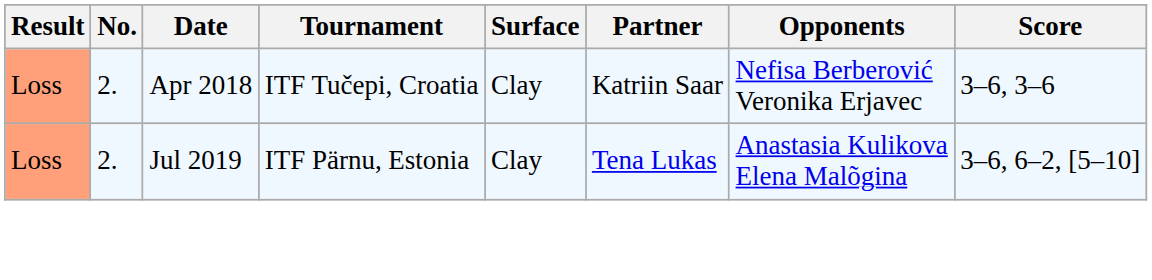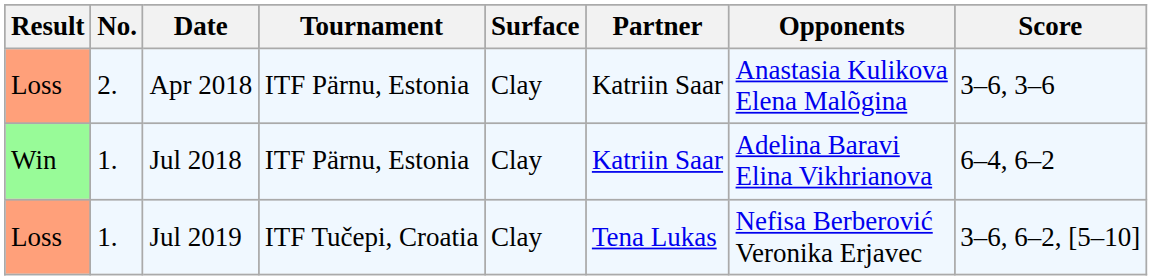(372, 85) ITF Tučepi, Croatia -> (367, 85) ITF Pärnu, Estonia
(834, 85) Nefisa Berberović Veronika Erjavec -> (842, 85) Anastasia Kulikova Elena Malõgina
+ row: (196, 160)
(107, 160) 2. -> (107, 235) 1.
(367, 160) ITF Pärnu, Estonia -> (372, 235) ITF Tučepi, Croatia
(842, 160) Anastasia Kulikova Elena Malõgina -> (834, 235) Nefisa Berberović Veronika Erjavec
